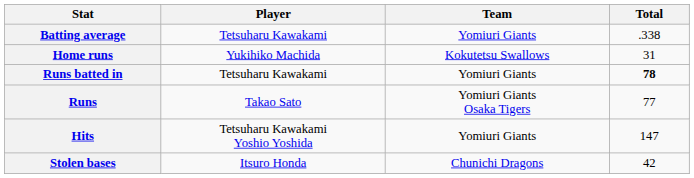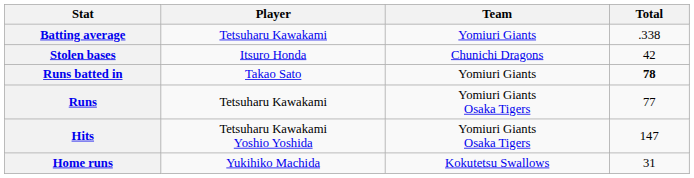rows swapped: (83, 54) <-> (83, 163)
(273, 74) Tetsuharu Kawakami -> (273, 74) Takao Sato
(273, 101) Takao Sato -> (273, 101) Tetsuharu Kawakami
(497, 136) Yomiuri Giants -> (497, 136) Yomiuri Giants Osaka Tigers
